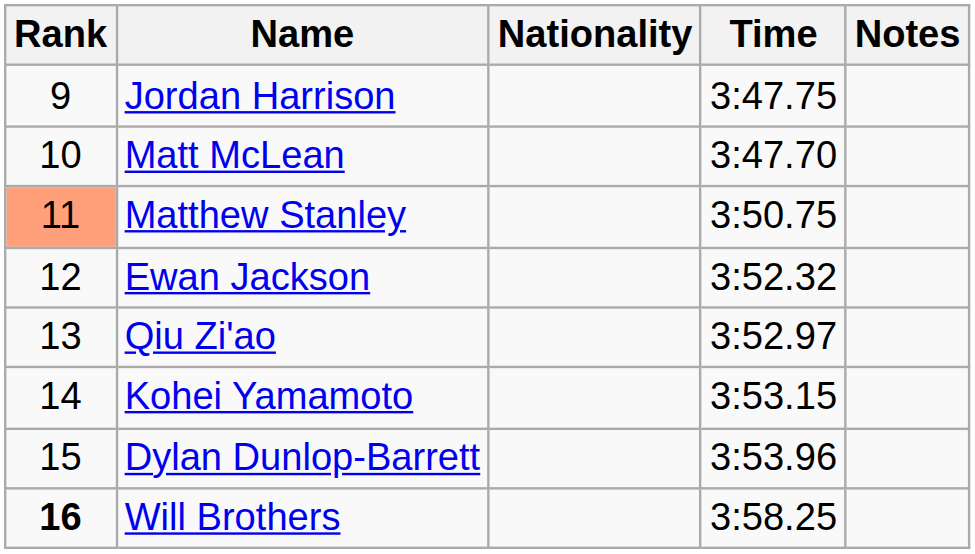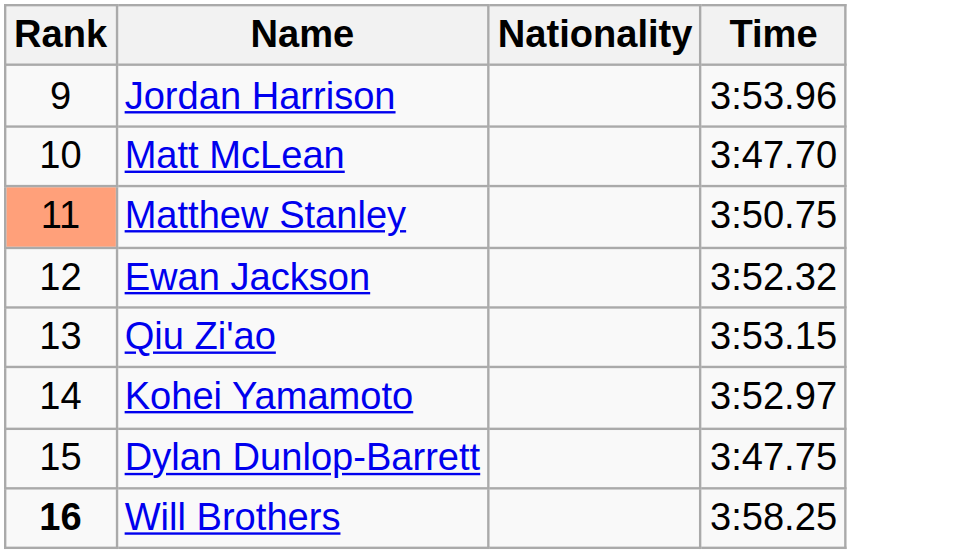- column: (908, 34)
(774, 95) 3:47.75 -> (774, 95) 3:53.96
(774, 336) 3:52.97 -> (774, 336) 3:53.15
(774, 397) 3:53.15 -> (774, 397) 3:52.97
(774, 457) 3:53.96 -> (774, 457) 3:47.75
